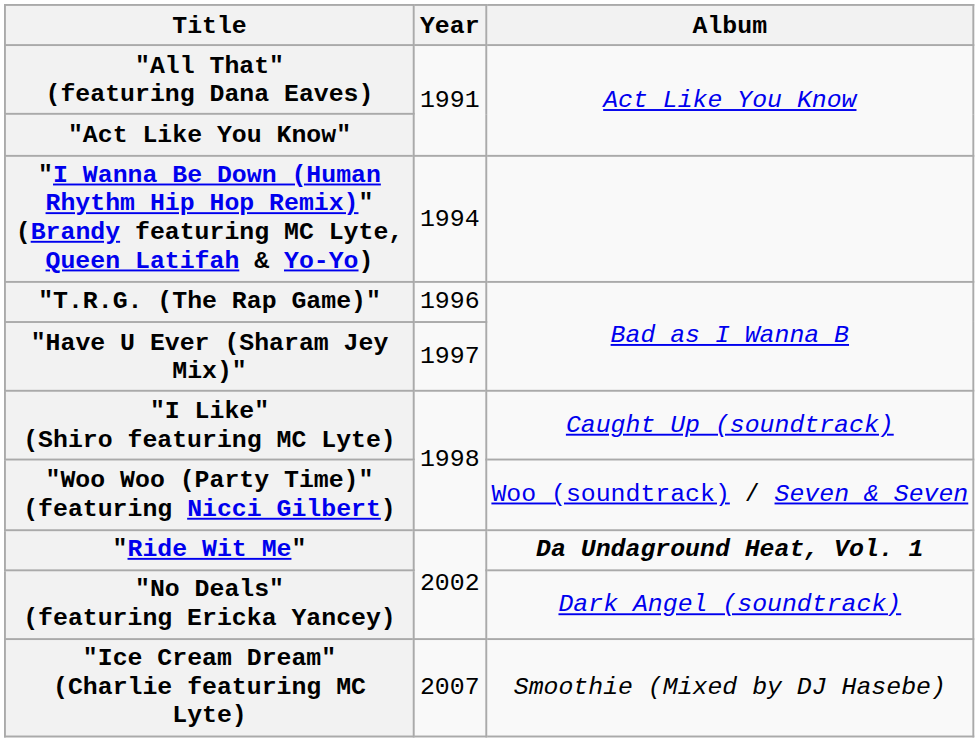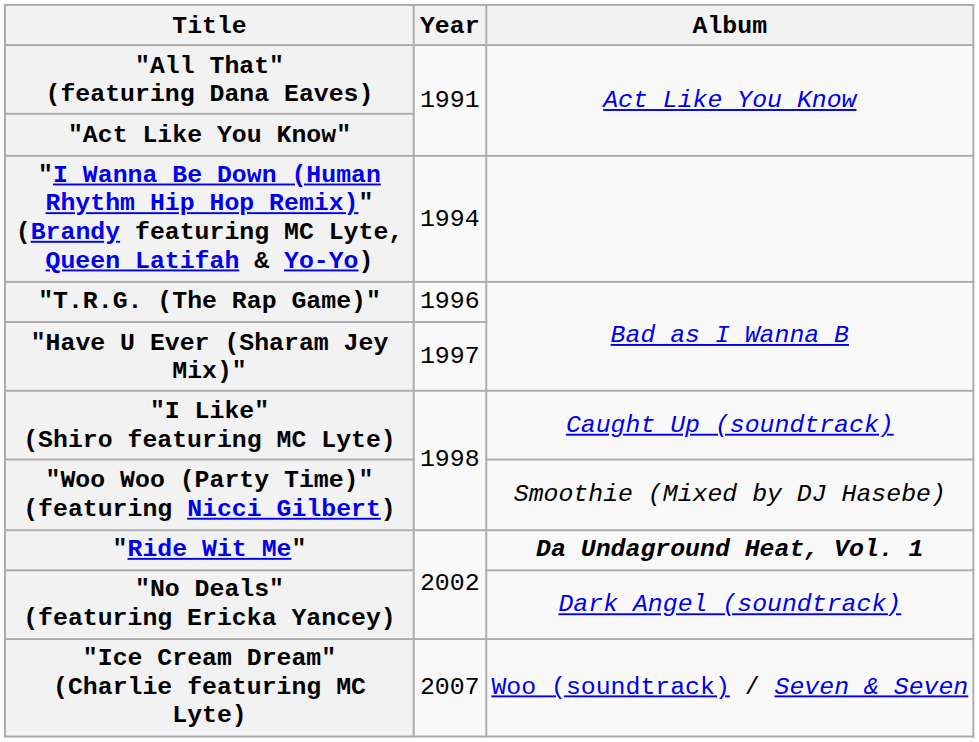(730, 495) Woo (soundtrack) / Seven & Seven -> (730, 495) Smoothie (Mixed by DJ Hasebe)
(730, 688) Smoothie (Mixed by DJ Hasebe) -> (730, 688) Woo (soundtrack) / Seven & Seven
